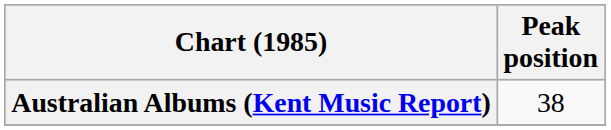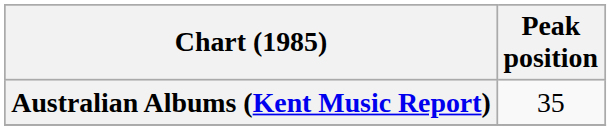(551, 102) 38 -> (551, 102) 35
